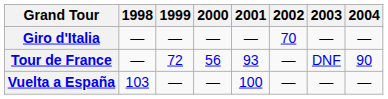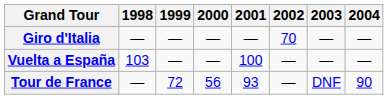rows swapped: (61, 60) <-> (61, 82)
